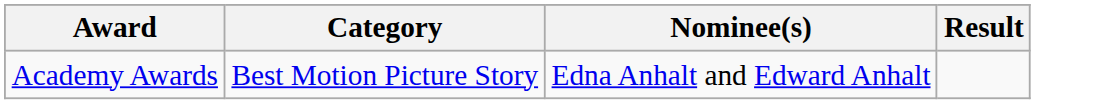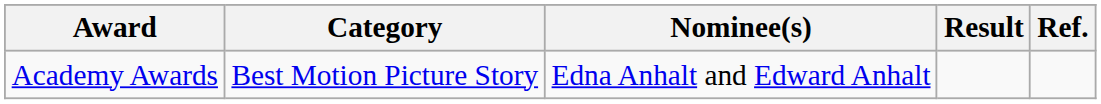+ column: (1063, 27)
